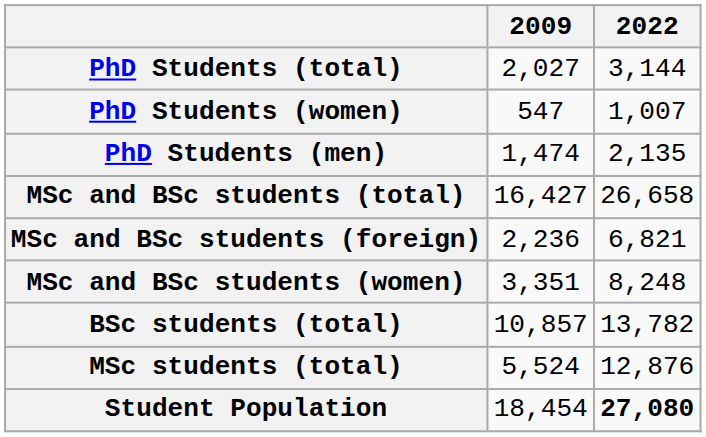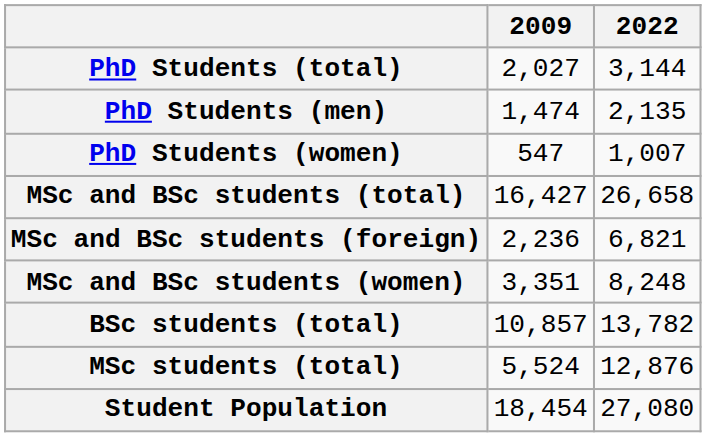rows swapped: (246, 154) <-> (246, 112)
(647, 410) bold -> (647, 410) normal
